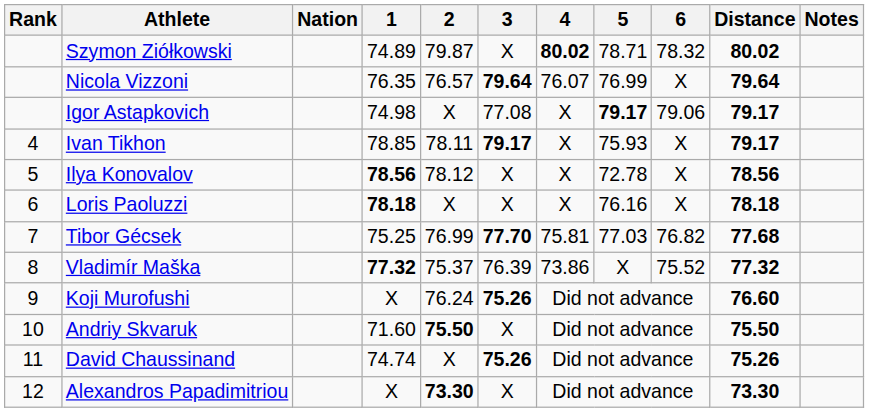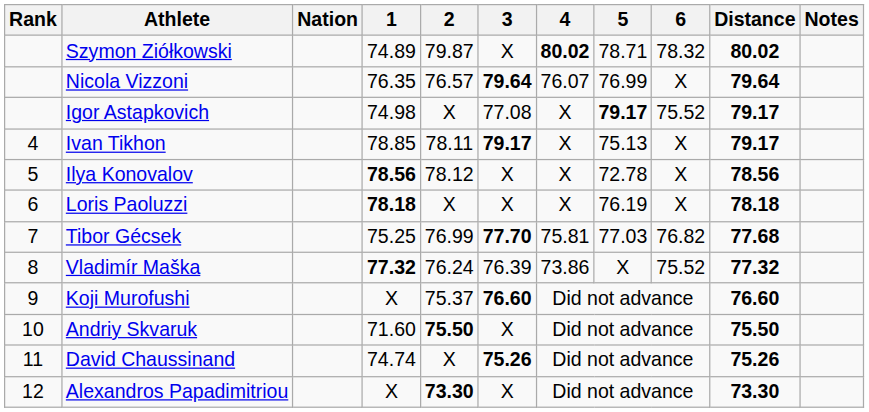(681, 112) 79.06 -> (681, 112) 75.52
(623, 143) 75.93 -> (623, 143) 75.13
(623, 205) 76.16 -> (623, 205) 76.19
(449, 267) 75.37 -> (449, 267) 76.24
(449, 298) 76.24 -> (449, 298) 75.37
(507, 298) 75.26 -> (507, 298) 76.60
